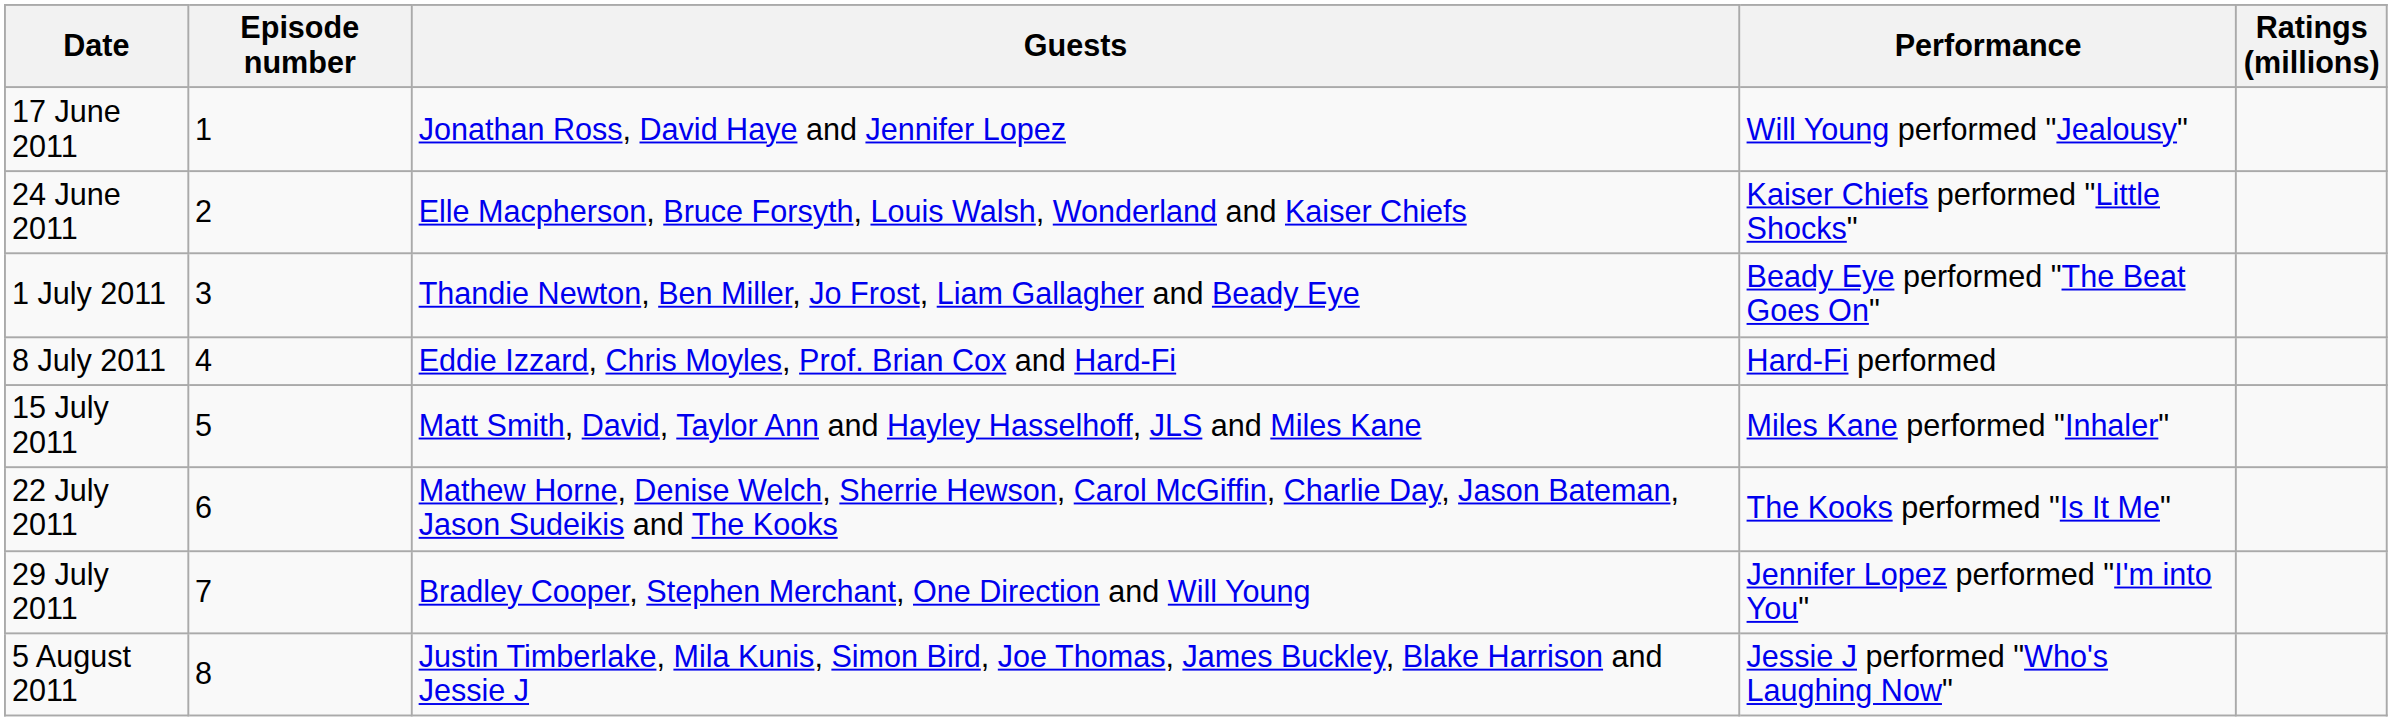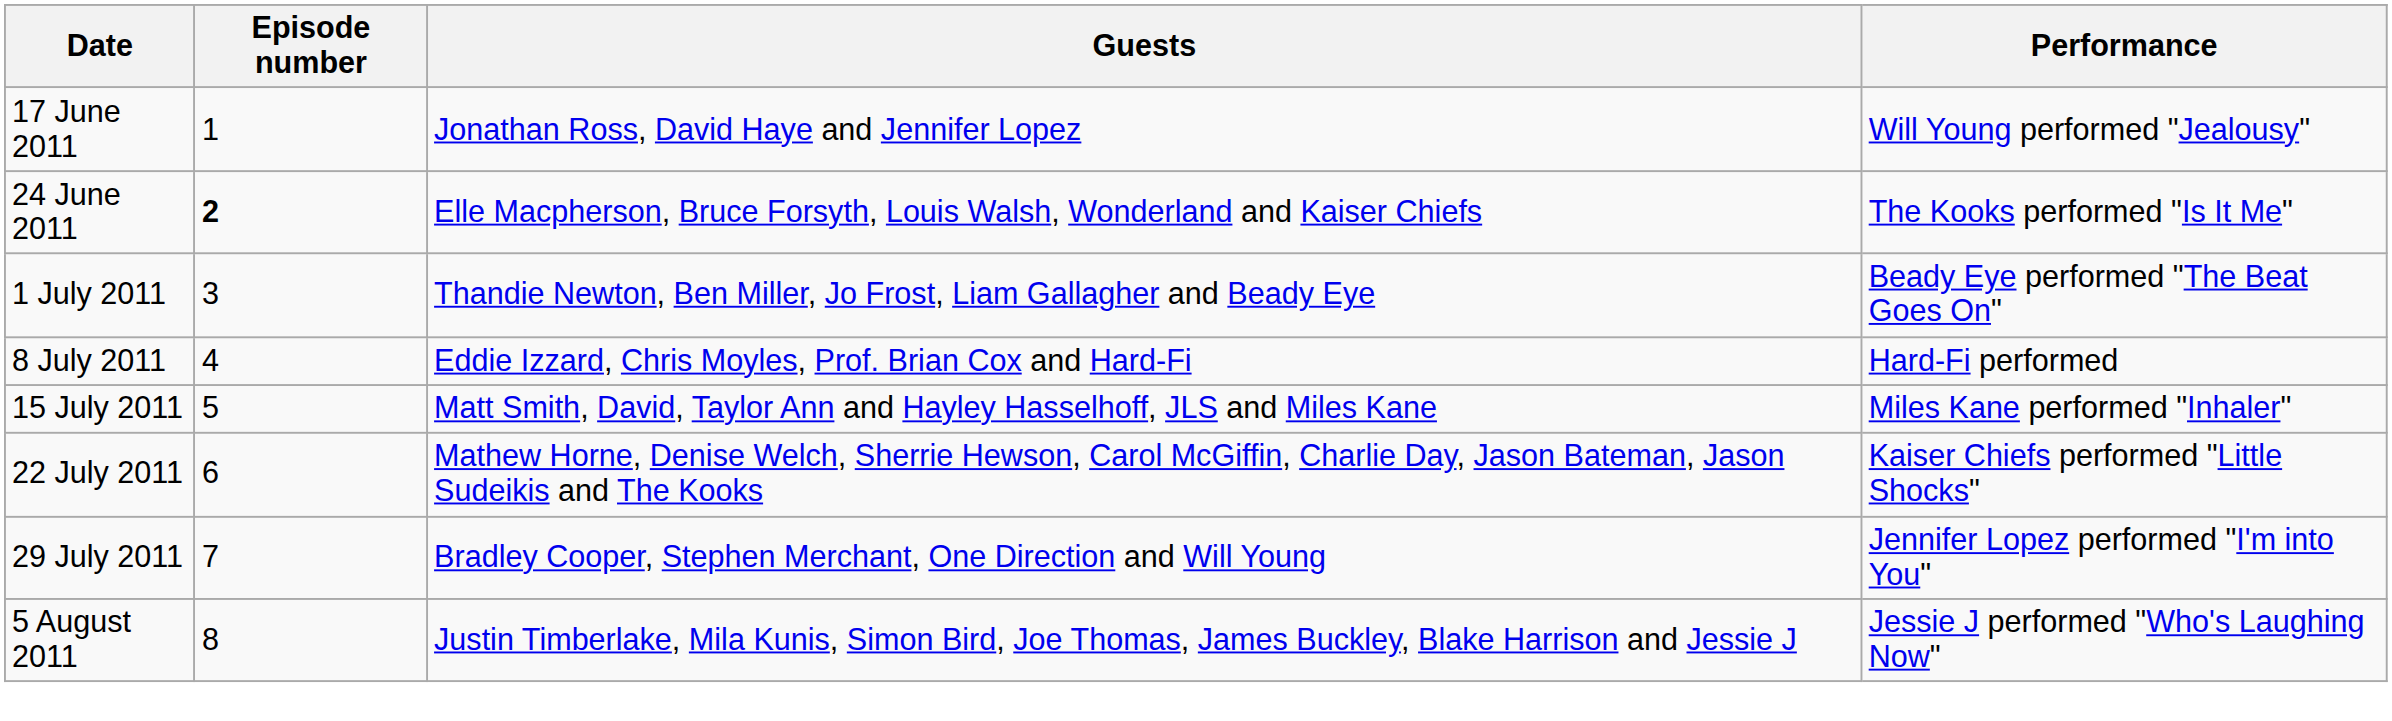- column: (2312, 45)
(203, 211) normal -> (210, 211) bold
(1953, 211) Kaiser Chiefs performed "Little Shocks" -> (2081, 211) The Kooks performed "Is It Me"
(1959, 508) The Kooks performed "Is It Me" -> (2075, 474) Kaiser Chiefs performed "Little Shocks"
